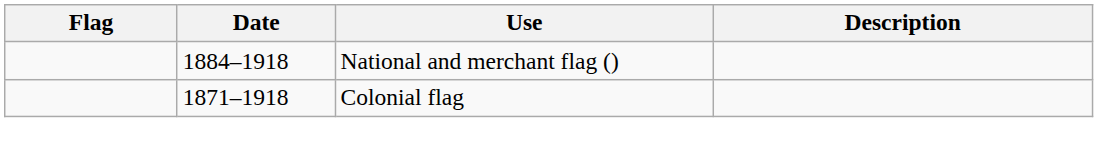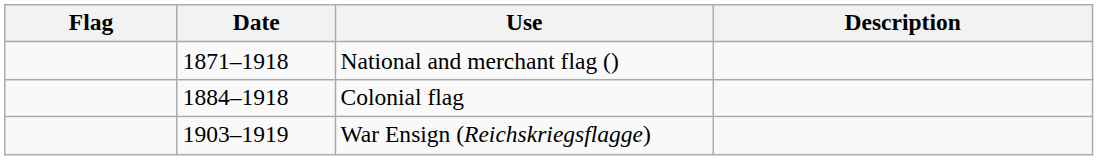(236, 60) 1884–1918 -> (236, 60) 1871–1918
(236, 97) 1871–1918 -> (236, 97) 1884–1918
+ row: (496, 135)
